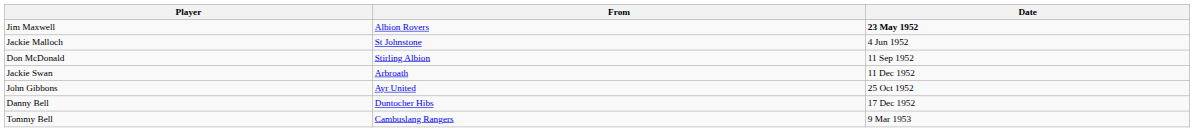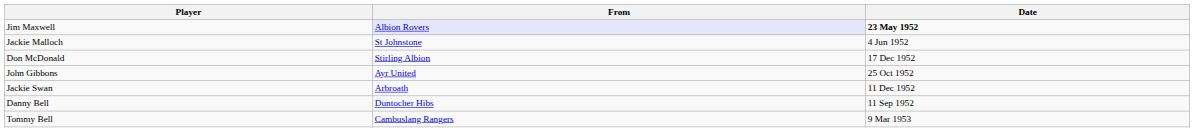(402, 27) no background -> (402, 27) lavender background
(891, 58) 11 Sep 1952 -> (891, 58) 17 Dec 1952
rows swapped: (32, 88) <-> (29, 73)
(891, 104) 17 Dec 1952 -> (891, 104) 11 Sep 1952
